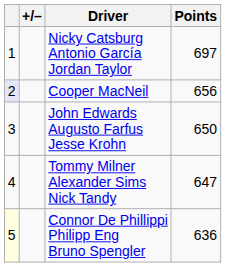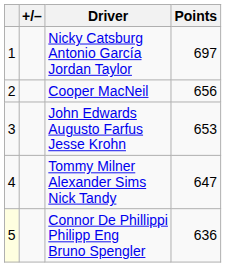(12, 91) lavender background -> (12, 91) no background
(205, 129) 650 -> (205, 129) 653
